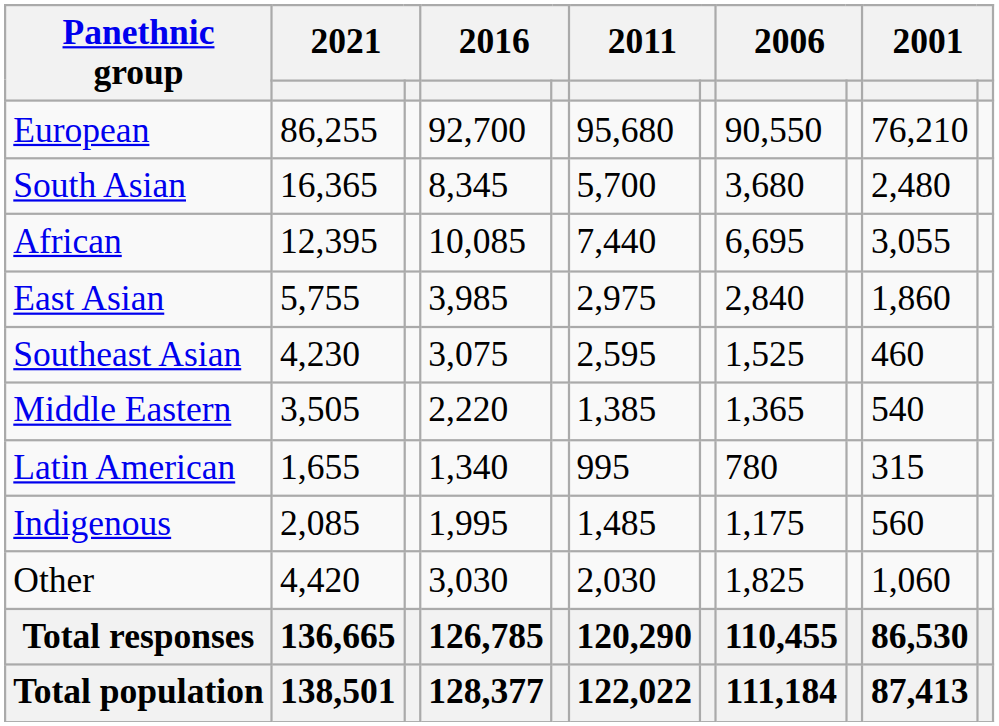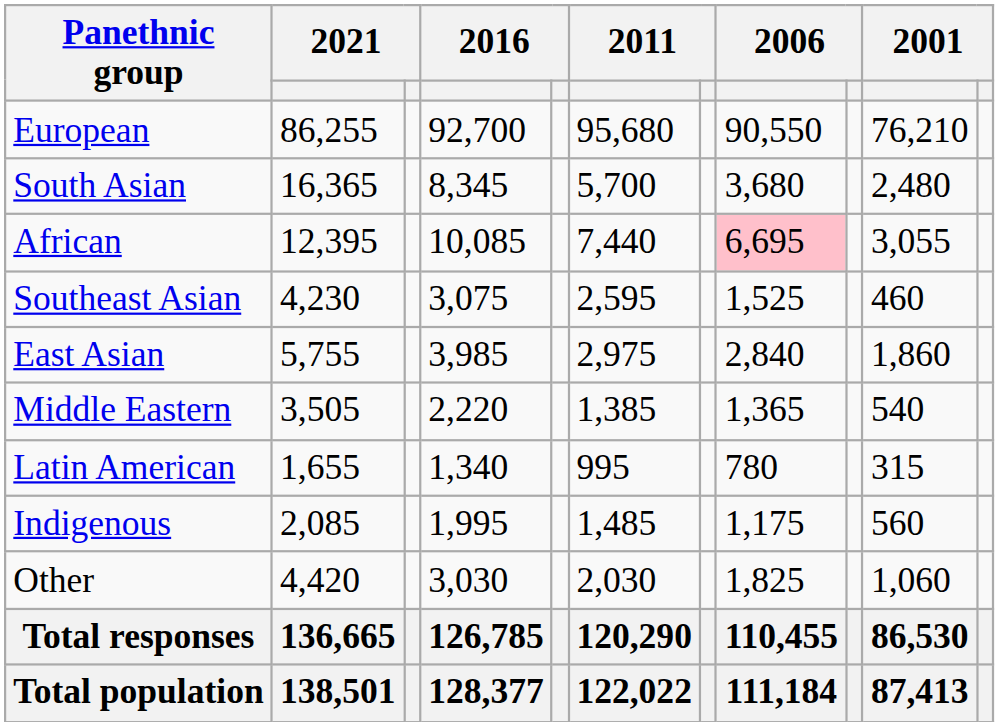(765, 241) no background -> (765, 241) pink background
rows swapped: (89, 297) <-> (127, 354)
